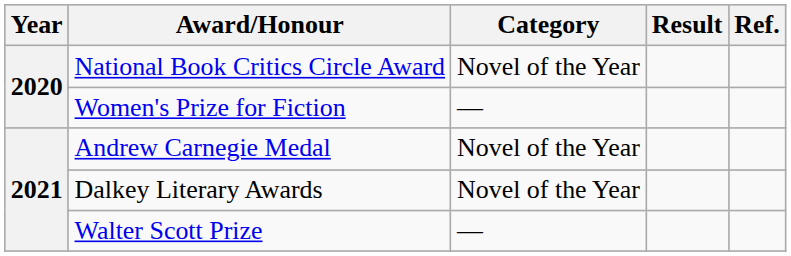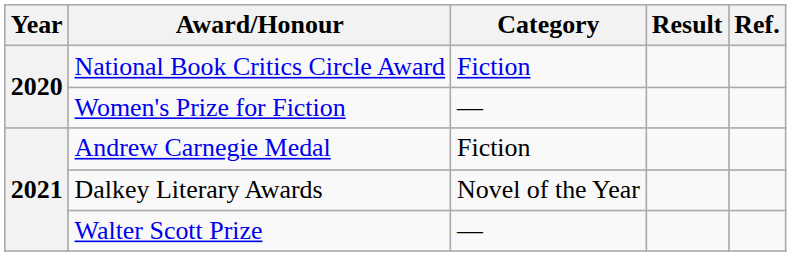(548, 66) Novel of the Year -> (494, 66) Fiction
(548, 148) Novel of the Year -> (494, 148) Fiction
